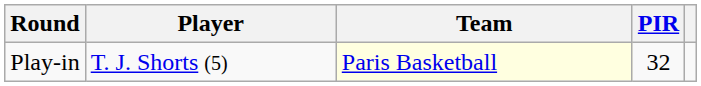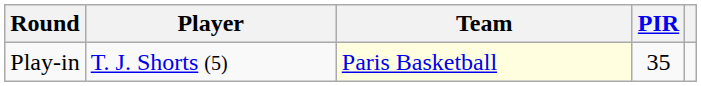(659, 61) 32 -> (659, 61) 35
